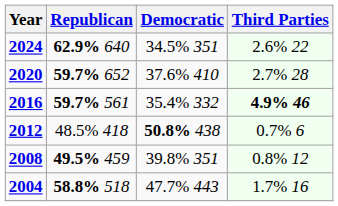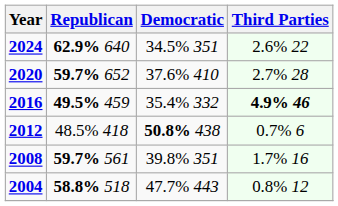(92, 102) 59.7% 561 -> (92, 102) 49.5% 459
(92, 158) 49.5% 459 -> (92, 158) 59.7% 561
(280, 158) 0.8% 12 -> (280, 158) 1.7% 16
(280, 186) 1.7% 16 -> (280, 186) 0.8% 12
